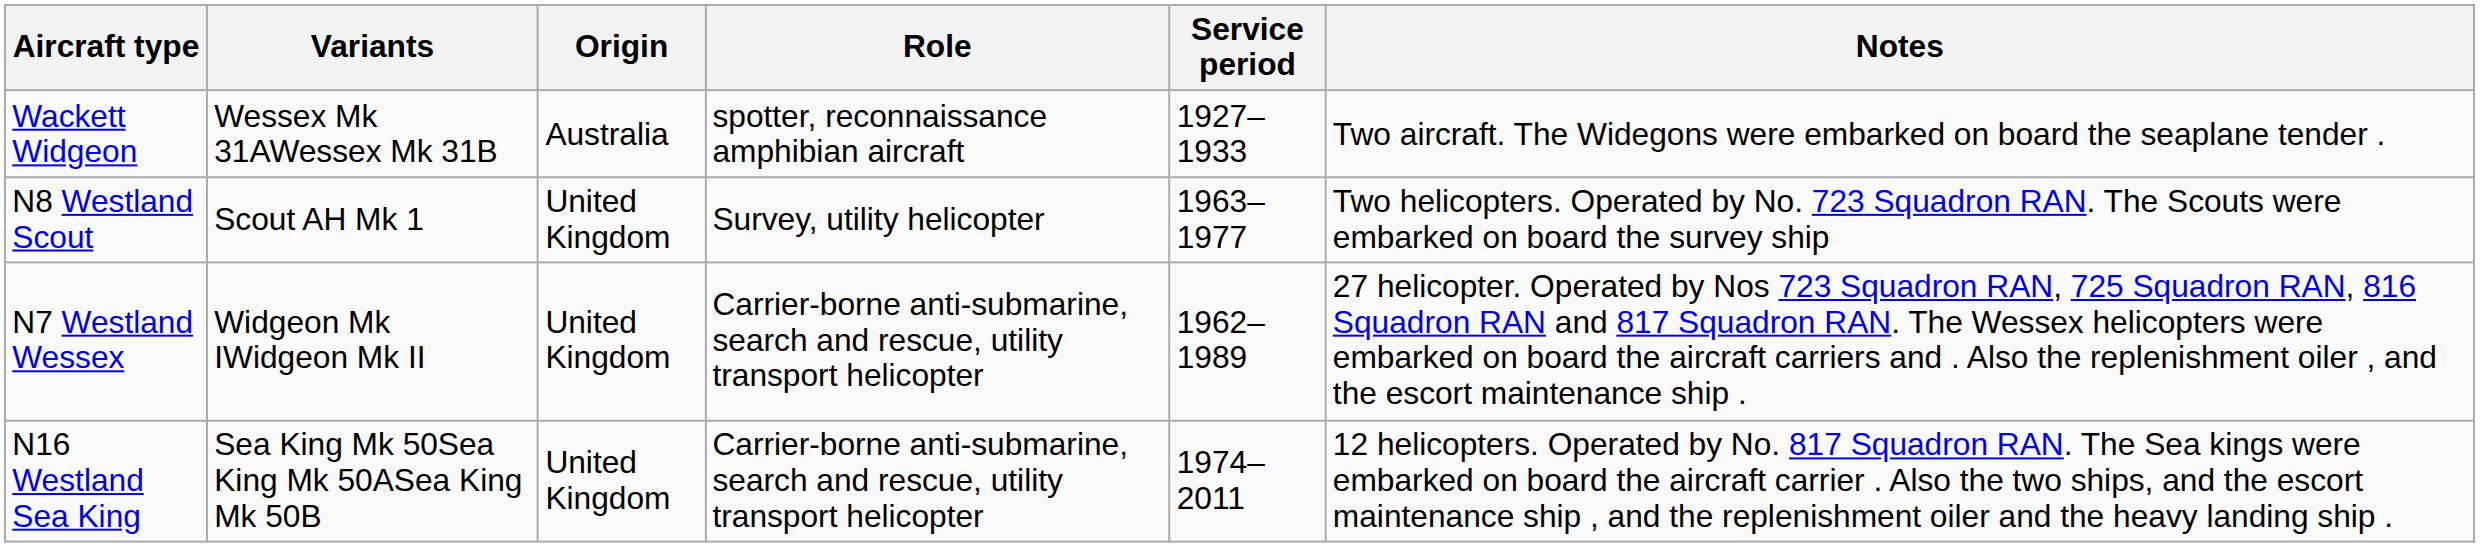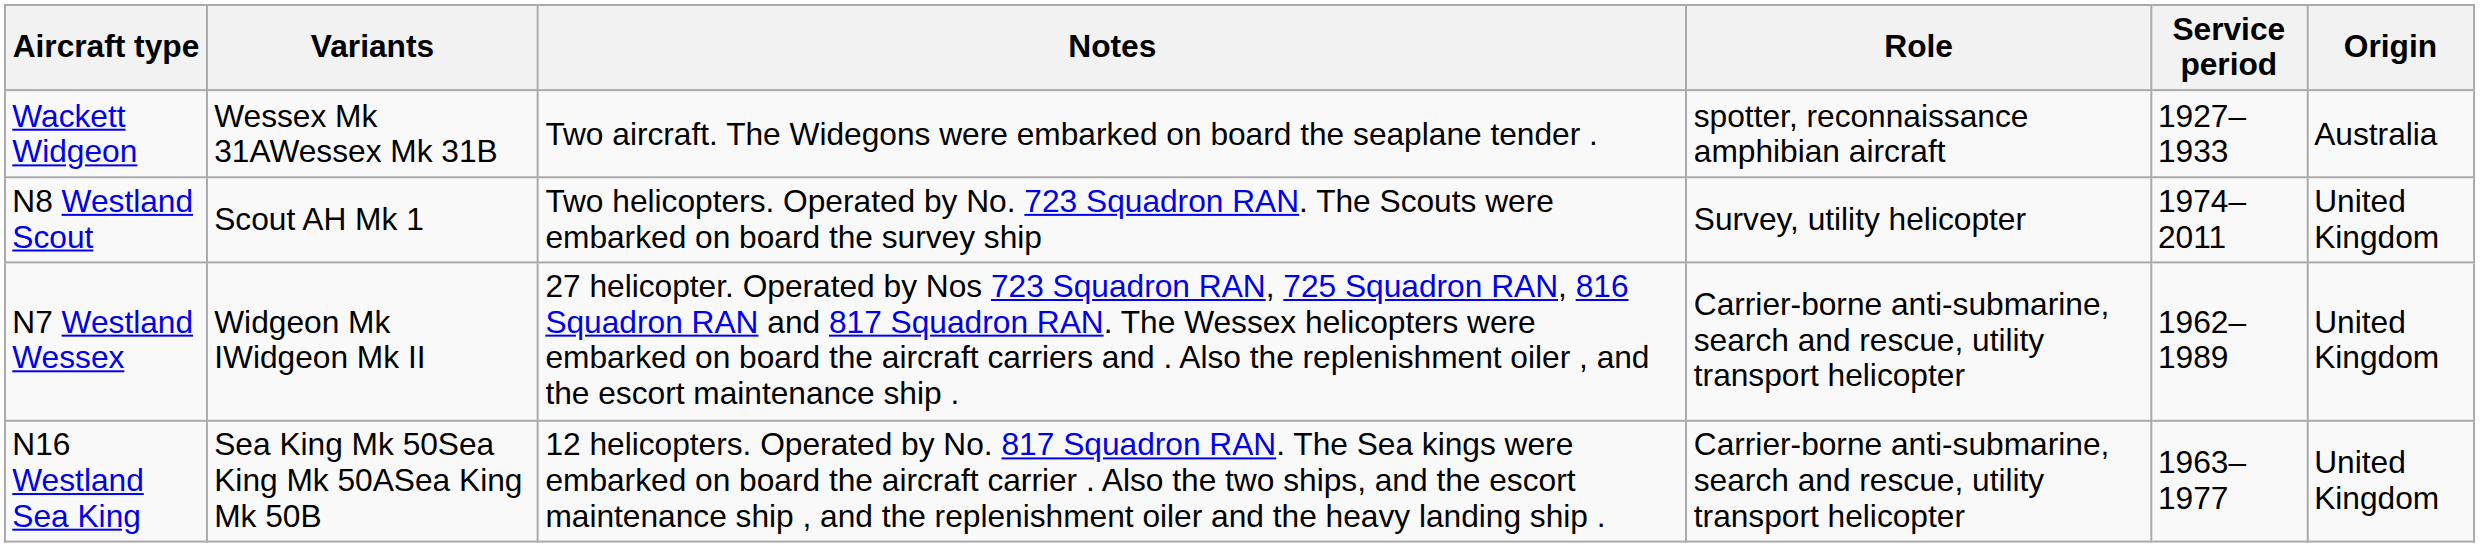columns swapped: (622, 47) <-> (1900, 47)
(1221, 219) 1963–1977 -> (2202, 219) 1974–2011
(1221, 480) 1974–2011 -> (2202, 480) 1963–1977
